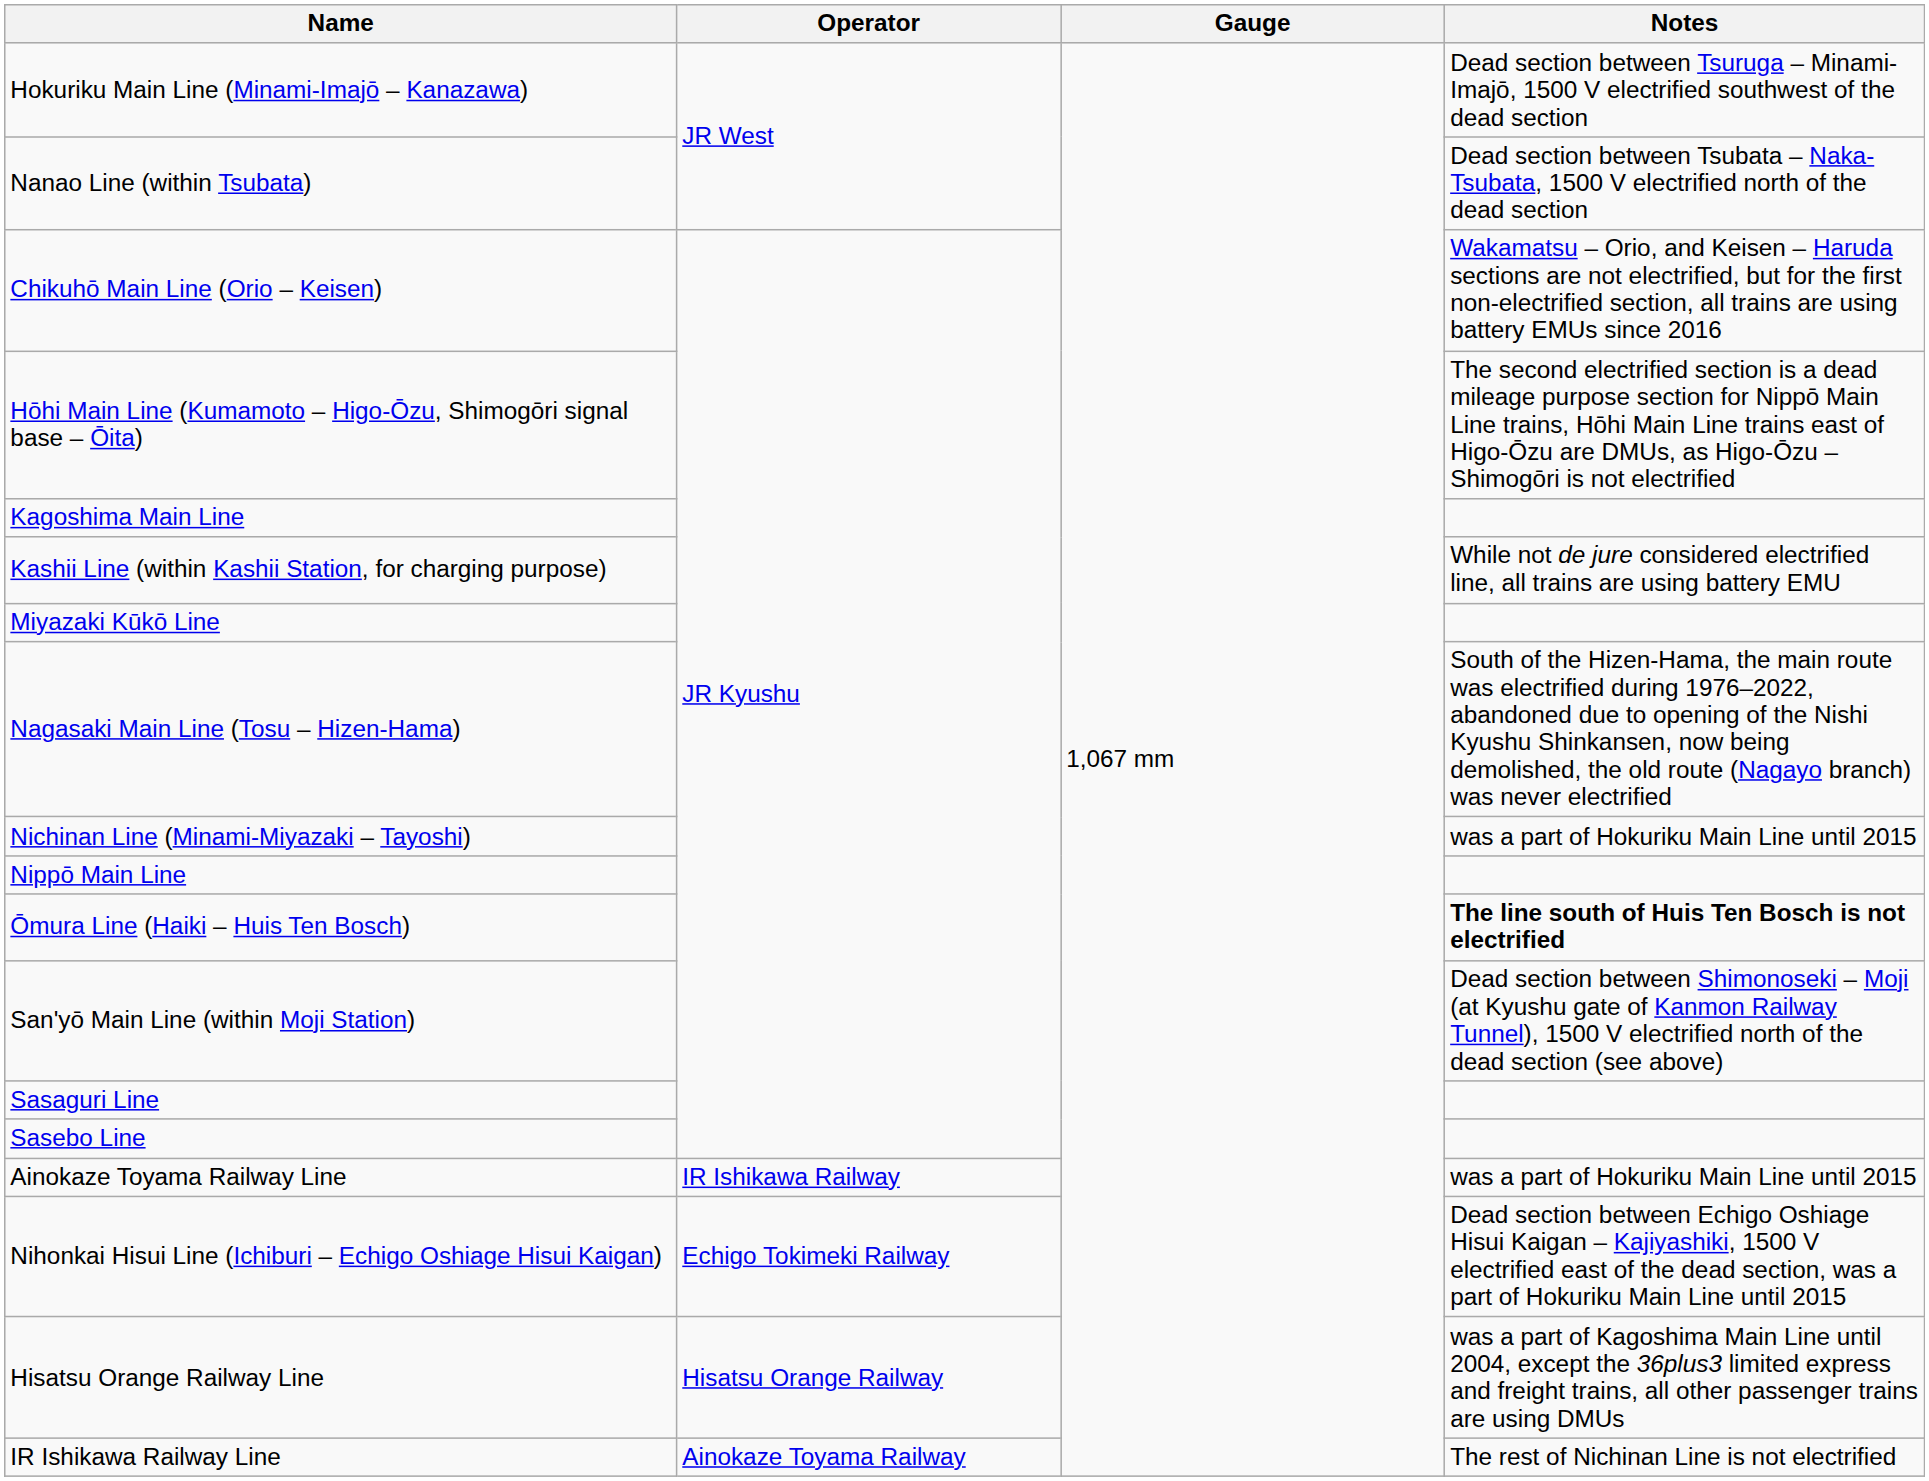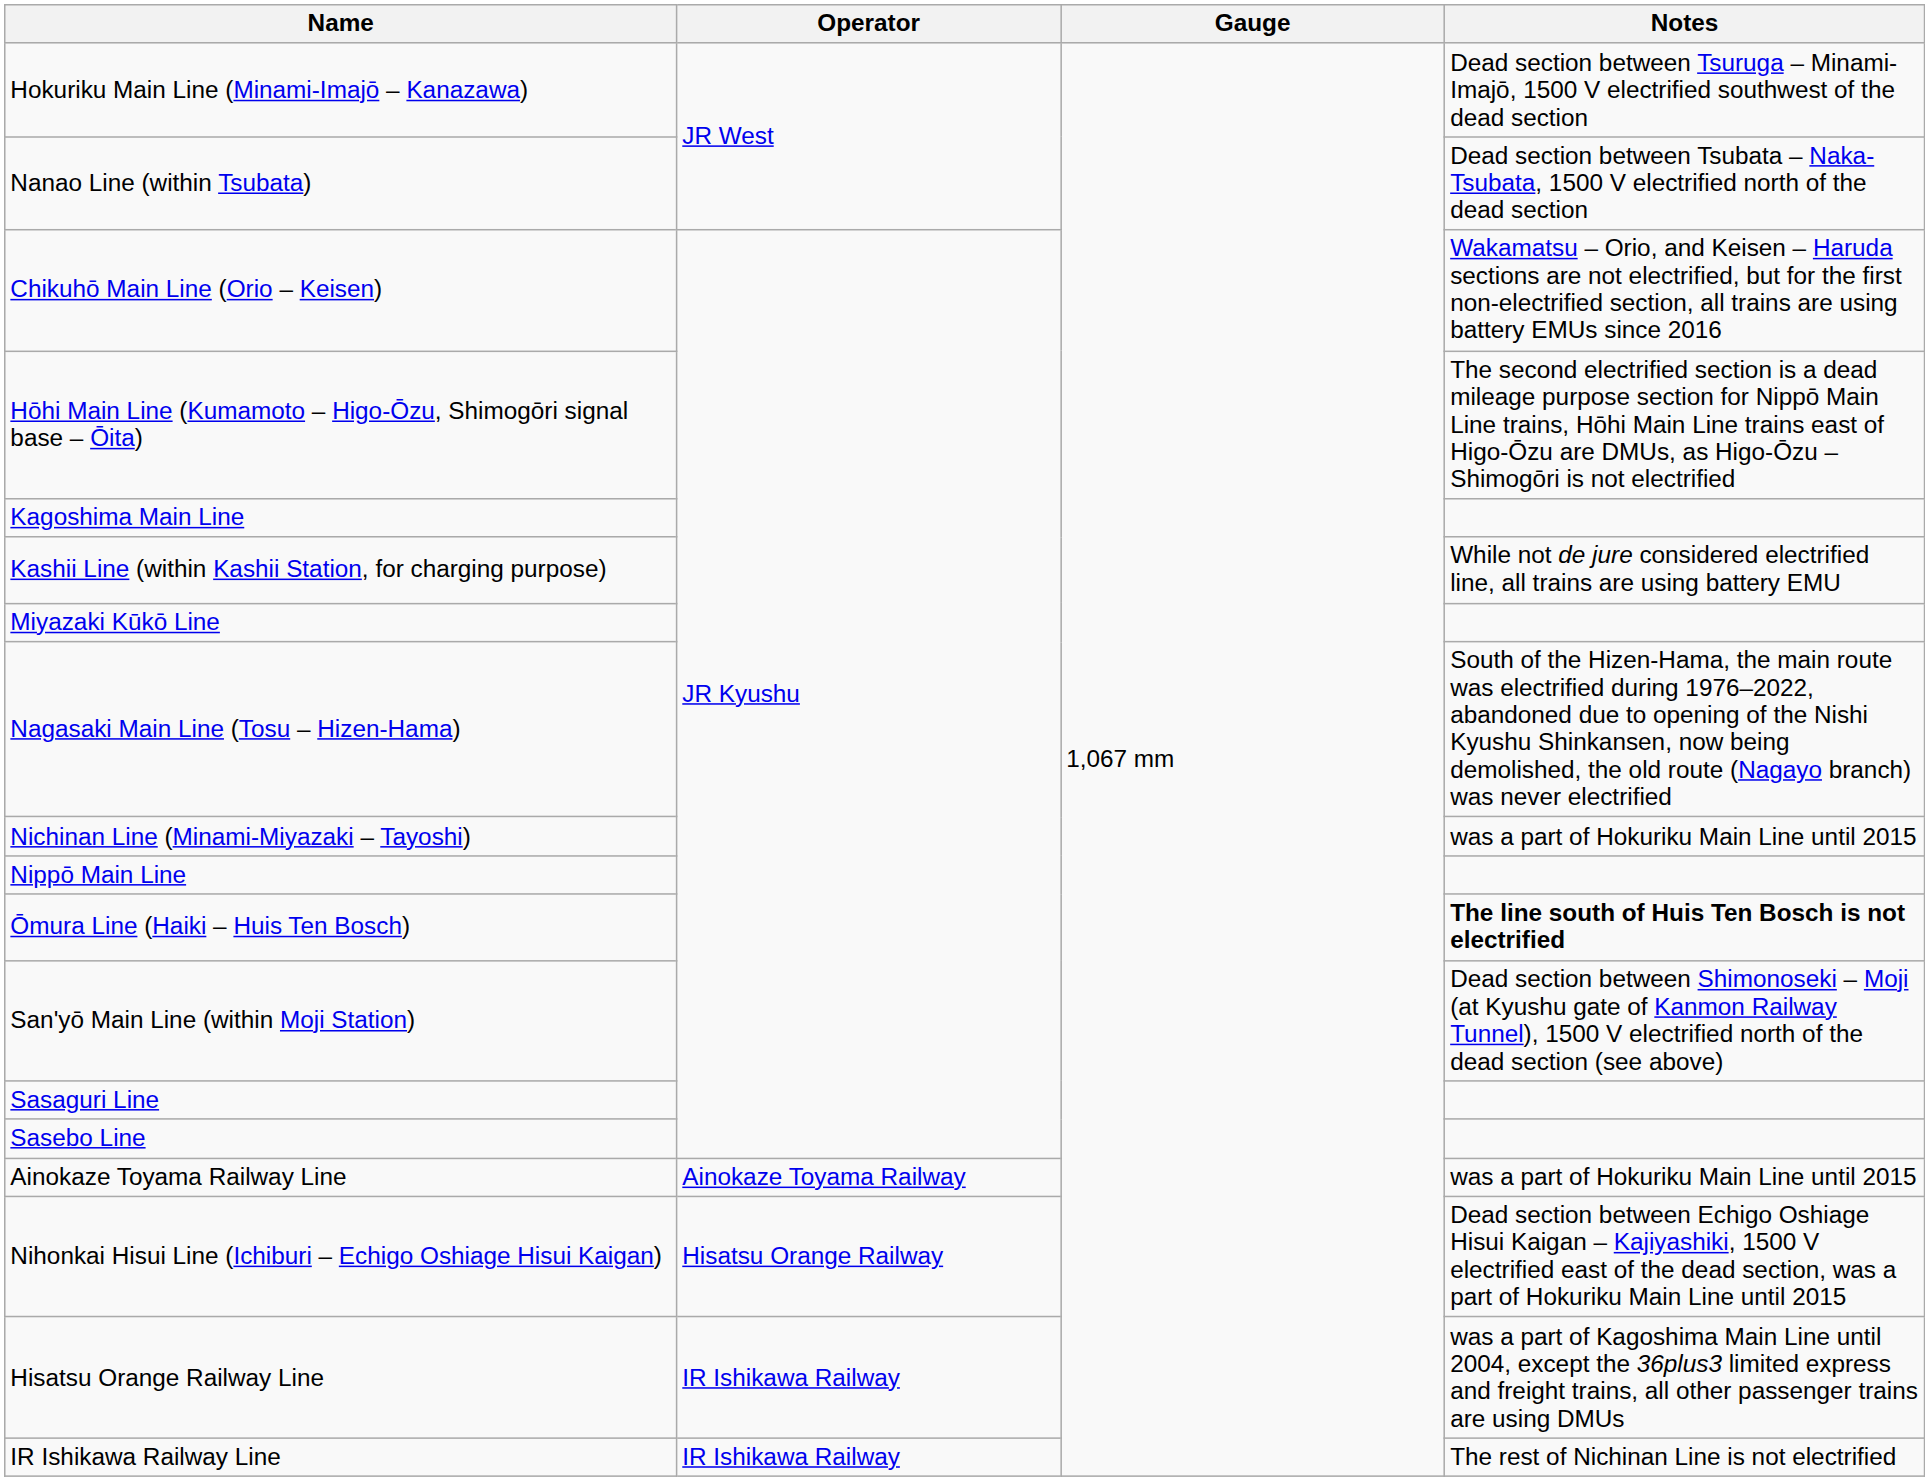(791, 1176) IR Ishikawa Railway -> (824, 1176) Ainokaze Toyama Railway
(816, 1256) Echigo Tokimeki Railway -> (813, 1256) Hisatsu Orange Railway
(813, 1377) Hisatsu Orange Railway -> (791, 1377) IR Ishikawa Railway
(824, 1456) Ainokaze Toyama Railway -> (791, 1456) IR Ishikawa Railway
